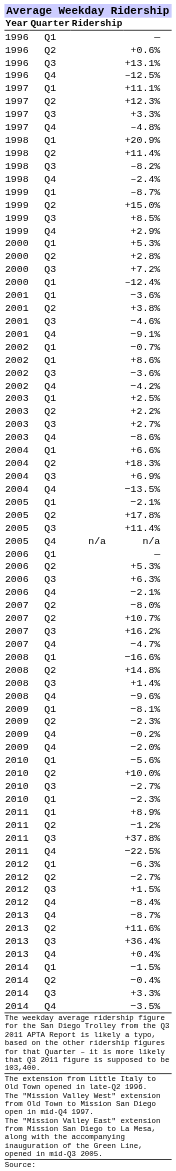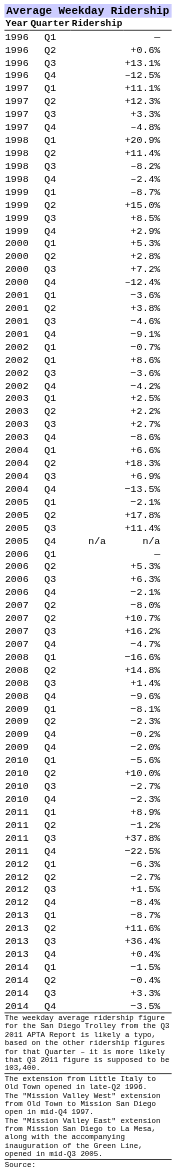(50, 283) Q1 -> (50, 283) Q4
(50, 799) Q1 -> (50, 799) Q4
(50, 916) Q4 -> (50, 916) Q1
